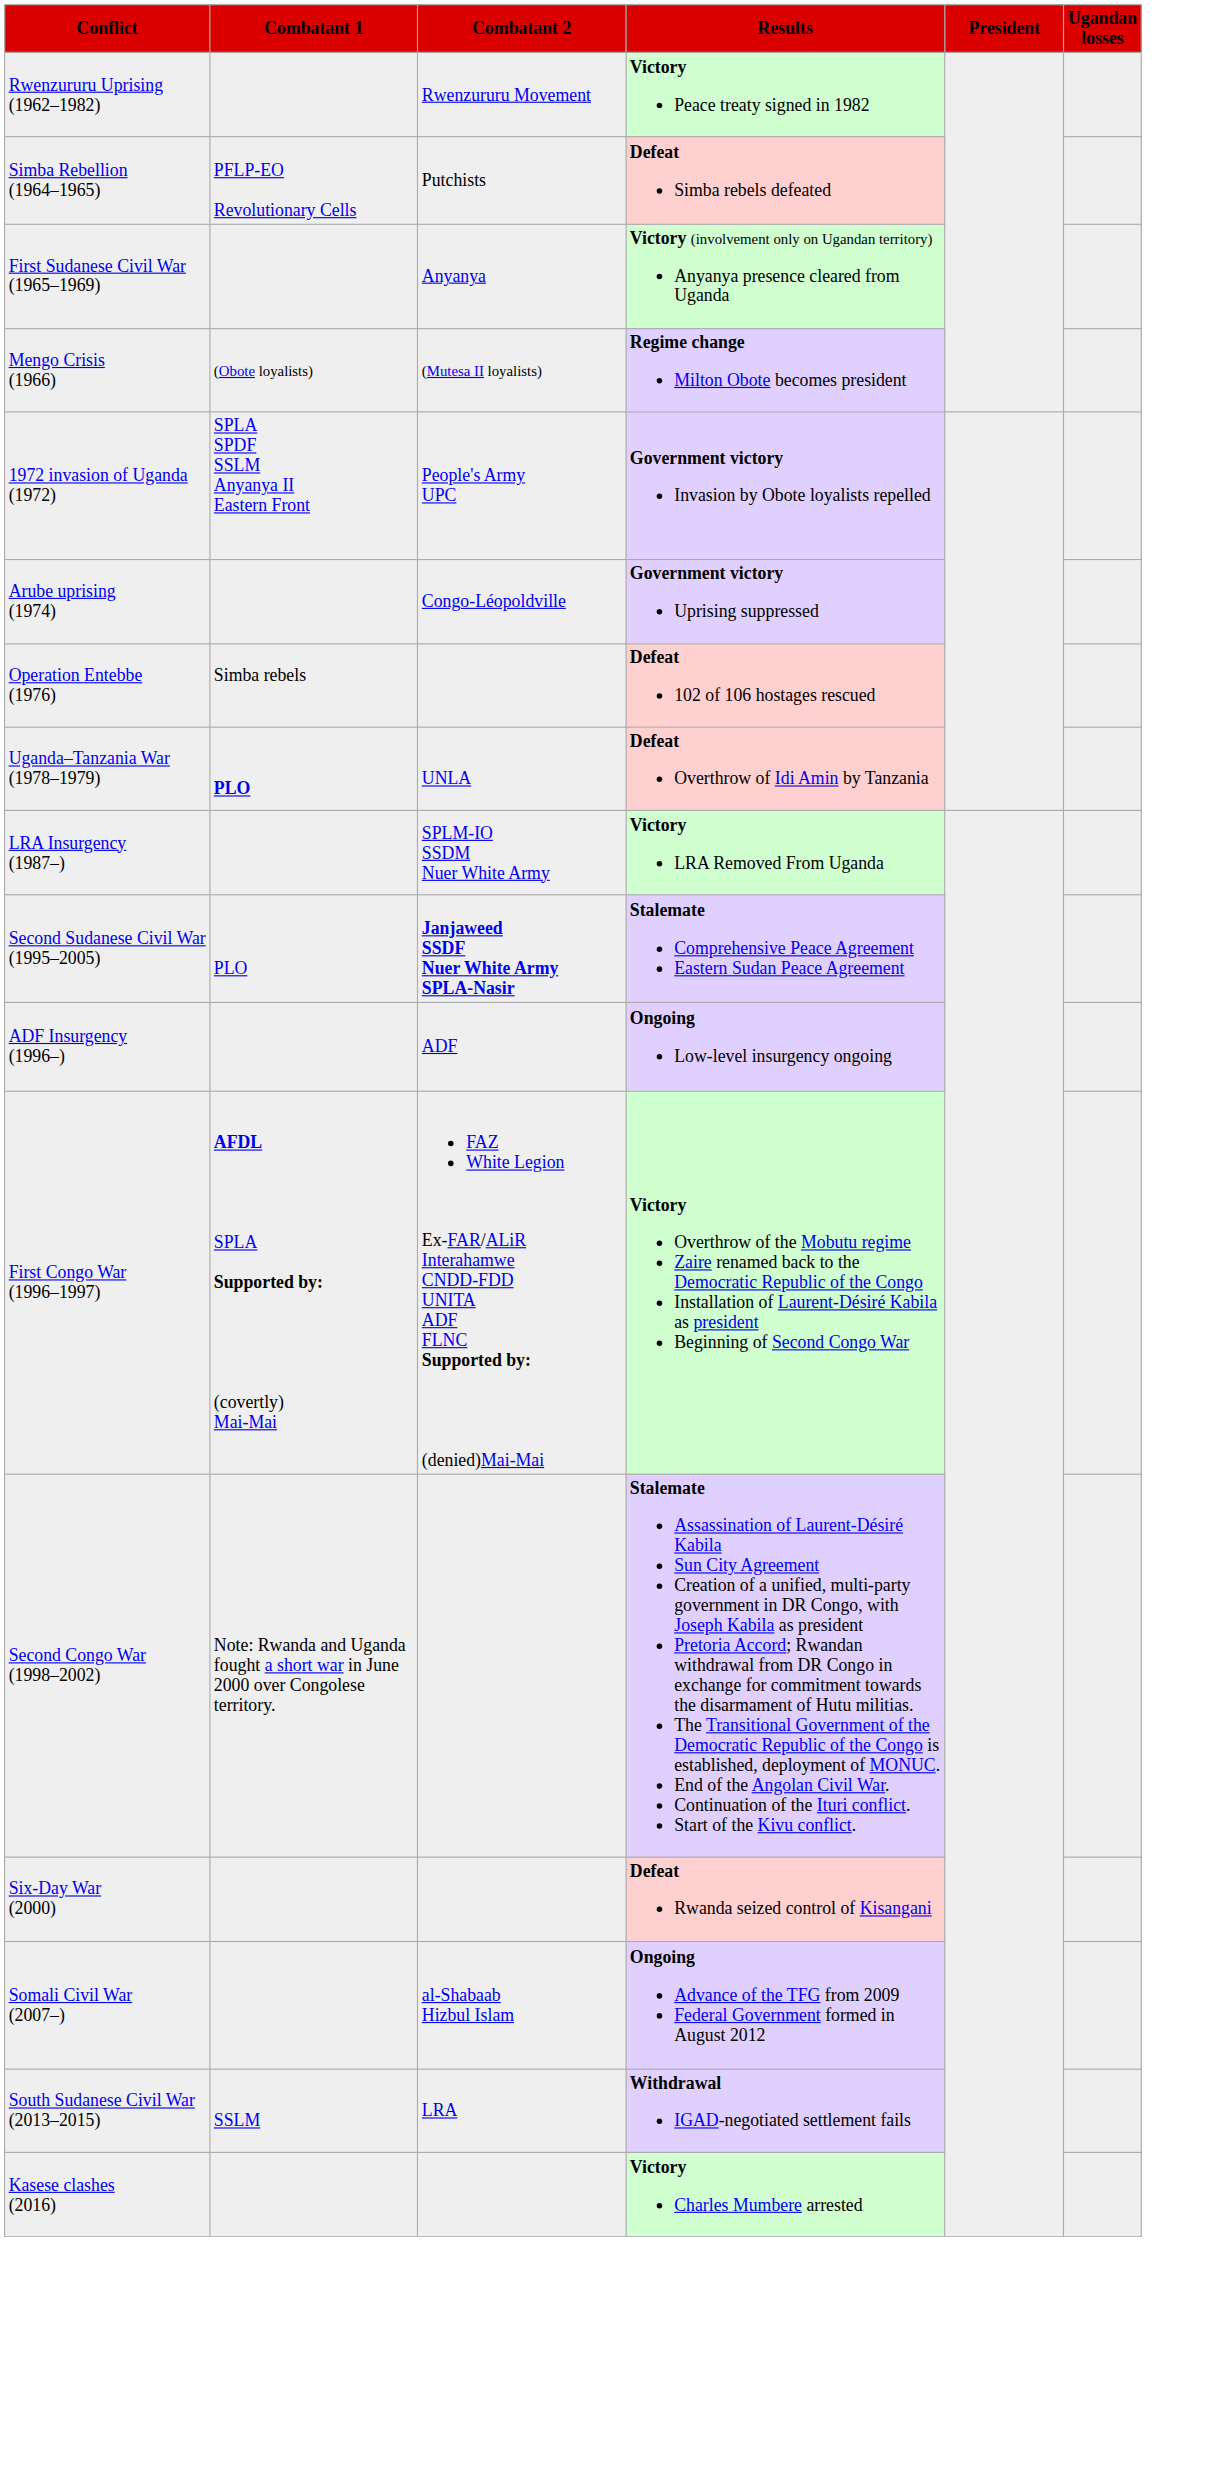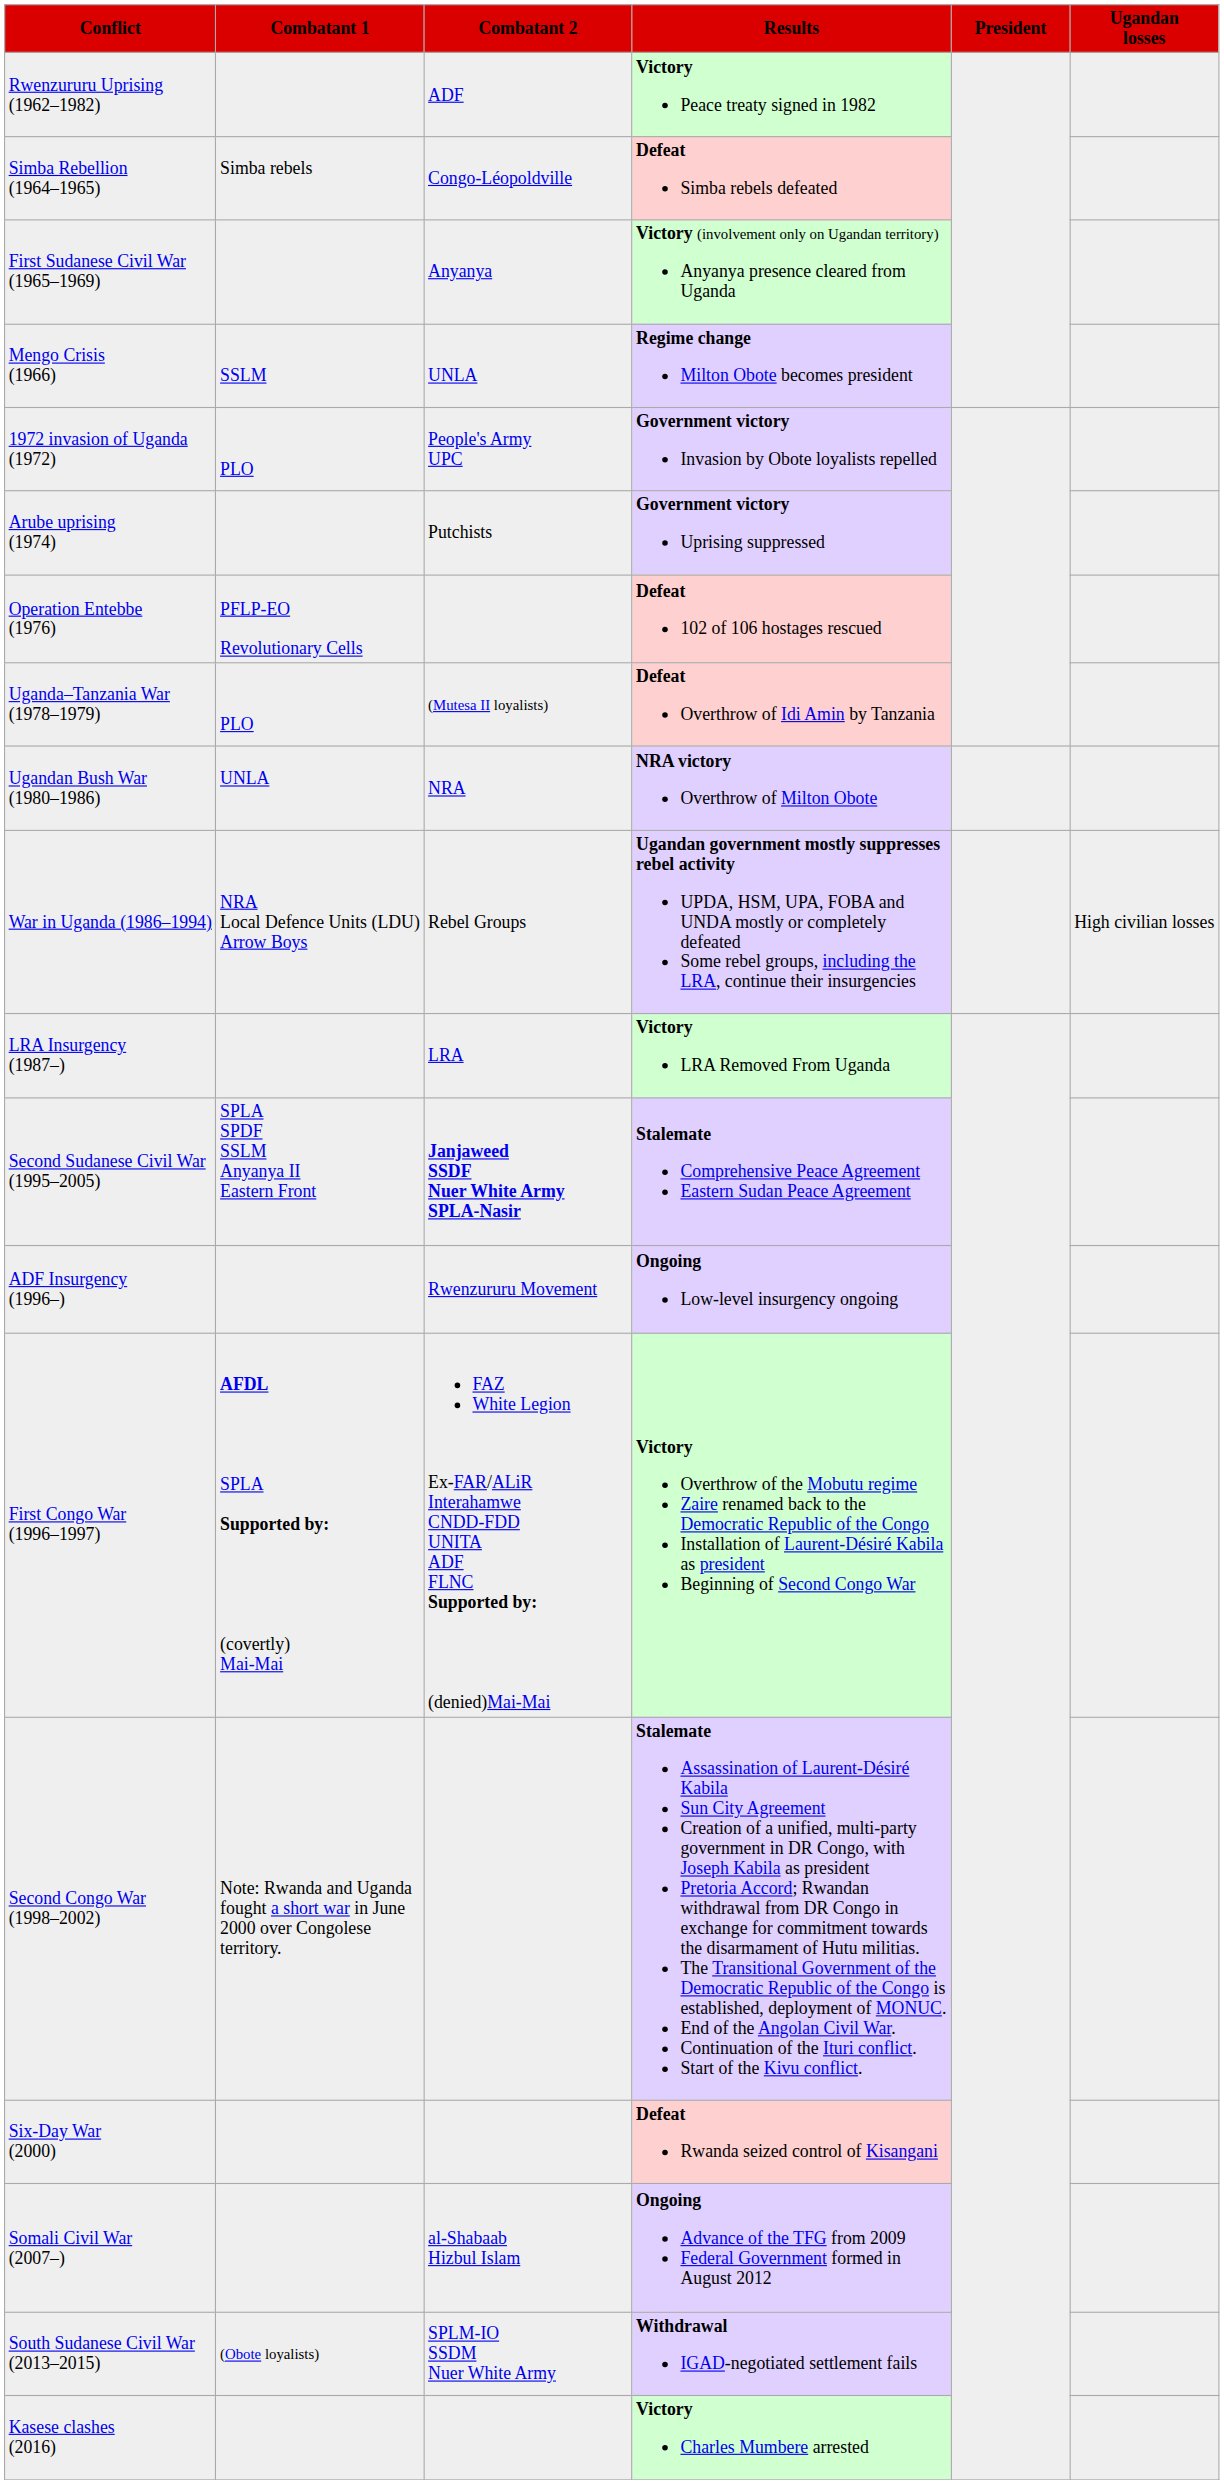(506, 94) Rwenzururu Movement -> (446, 94) ADF
(285, 190) PFLP-EO Revolutionary Cells -> (266, 168) Simba rebels
(454, 180) Putchists -> (500, 178) Congo-Léopoldville
(263, 371) (Obote loyalists) -> (243, 375) SSLM
(482, 371) (Mutesa II loyalists) -> (453, 375) UNLA
(262, 465) SPLA SPDF SSLM Anyanya II Eastern Front -> (237, 469) PLO
(494, 601) Congo-Léopoldville -> (460, 532) Putchists
(260, 675) Simba rebels -> (291, 628) PFLP-EO Revolutionary Cells
(232, 788) bold -> (237, 724) normal
(447, 778) UNLA -> (488, 705) (Mutesa II loyalists)
+ row: (78, 788)
+ row: (110, 921)
(486, 852) SPLM-IO SSDM Nuer White Army -> (446, 1055) LRA
(231, 968) PLO -> (268, 1151) SPLA SPDF SSLM Anyanya II Eastern Front
(440, 1046) ADF -> (513, 1289) Rwenzururu Movement
(237, 2120) SSLM -> (270, 2354) (Obote loyalists)
(440, 2110) LRA -> (492, 2353) SPLM-IO SSDM Nuer White Army
